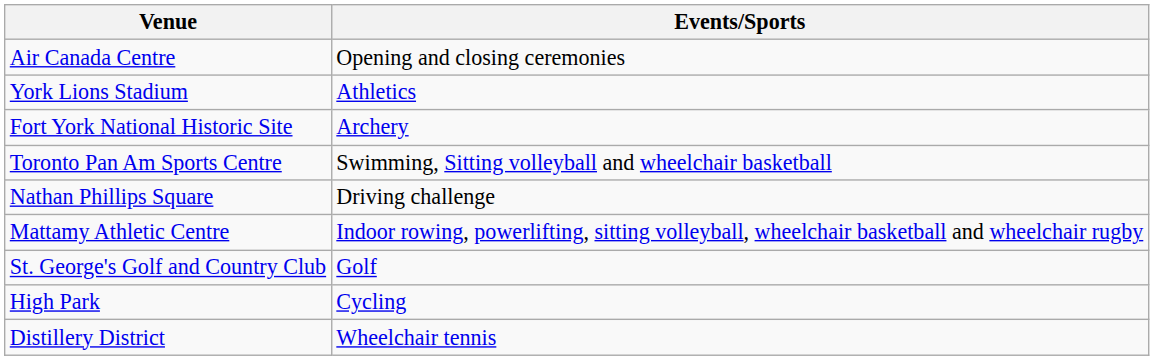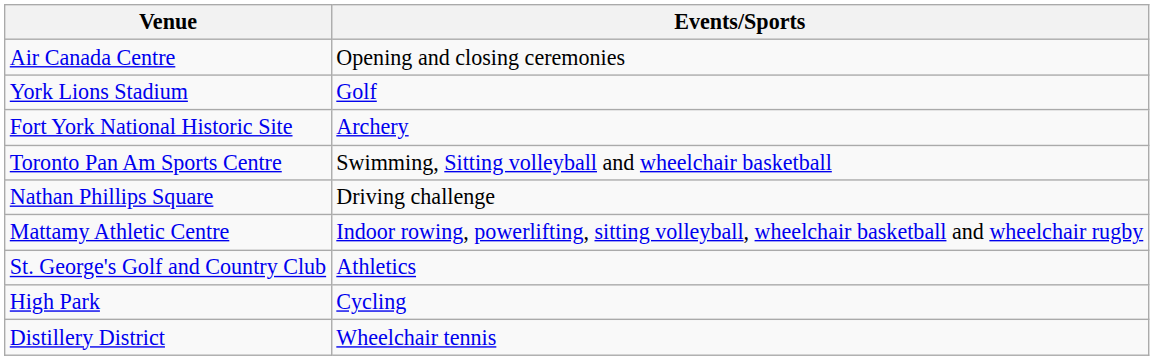(376, 92) Athletics -> (357, 92) Golf
(357, 267) Golf -> (376, 267) Athletics
